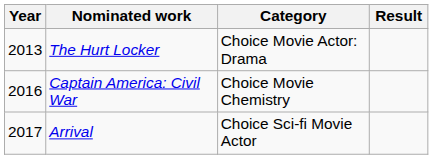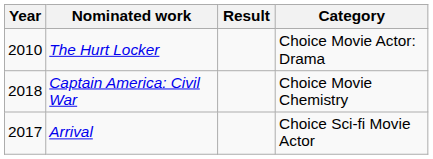columns swapped: (293, 16) <-> (399, 16)
(25, 49) 2013 -> (25, 49) 2010
(25, 91) 2016 -> (25, 91) 2018
